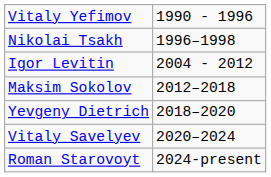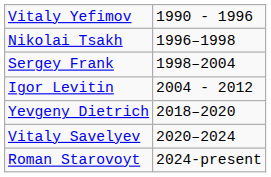+ row: (61, 64)
- row: (70, 88)
